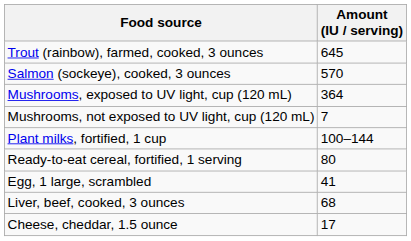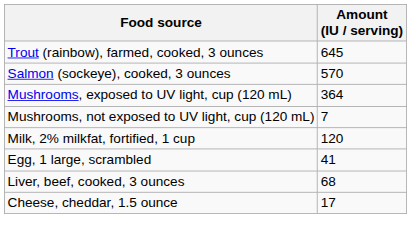+ row: (101, 138)
- row: (87, 138)
- row: (125, 159)
